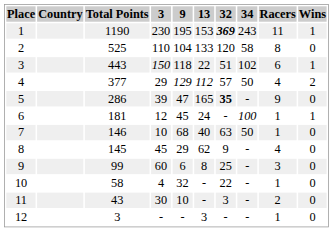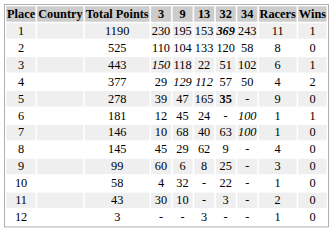(117, 98) 286 -> (117, 98) 278
(247, 132) 50 -> (247, 132) 100
